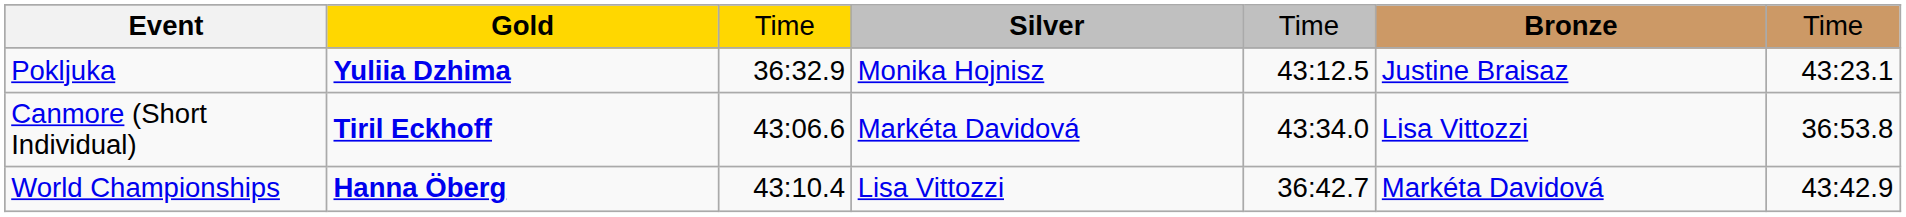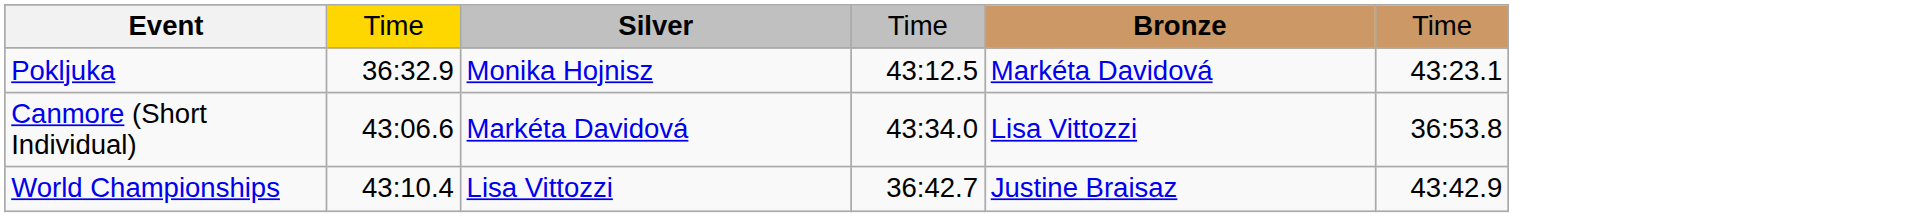- column: (523, 26)
(1475, 69) Justine Braisaz -> (1102, 69) Markéta Davidová
(1493, 188) Markéta Davidová -> (1084, 188) Justine Braisaz
